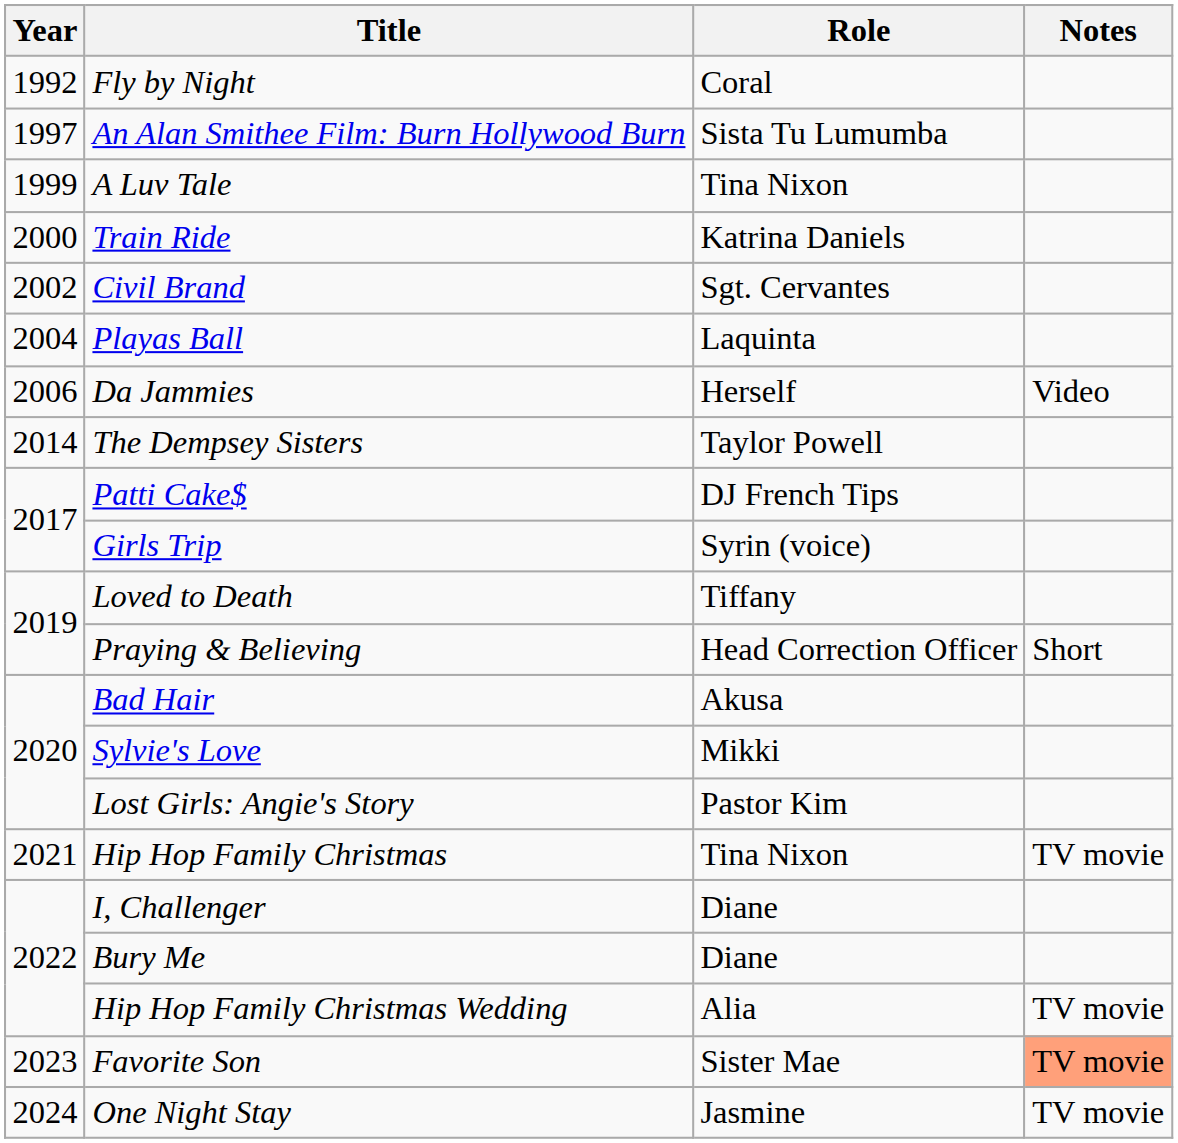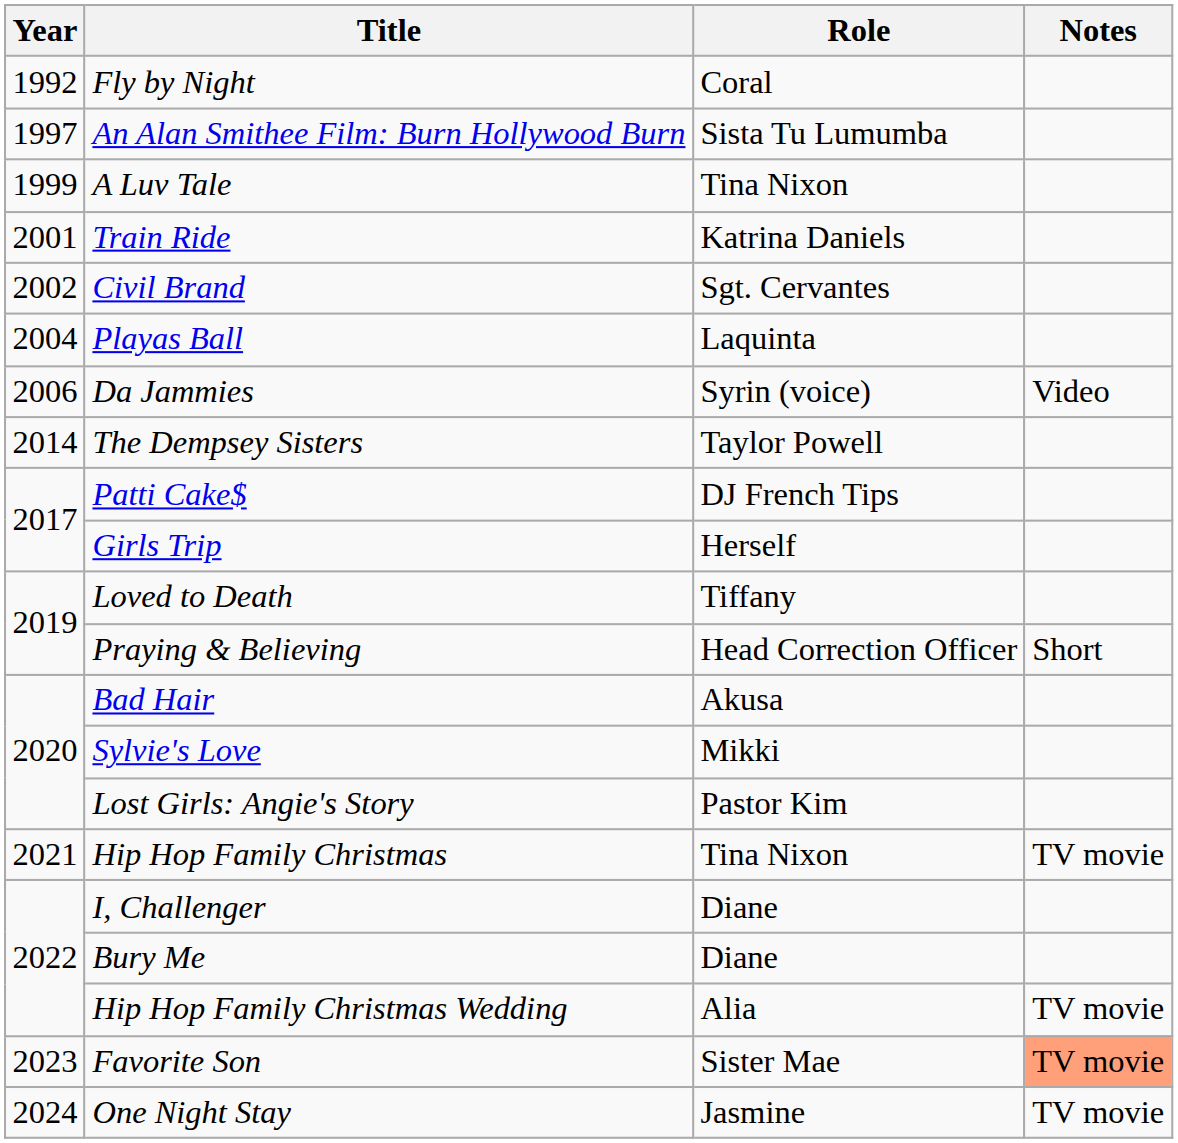(45, 236) 2000 -> (45, 236) 2001
(748, 390) Herself -> (786, 390) Syrin (voice)
(786, 545) Syrin (voice) -> (748, 545) Herself
